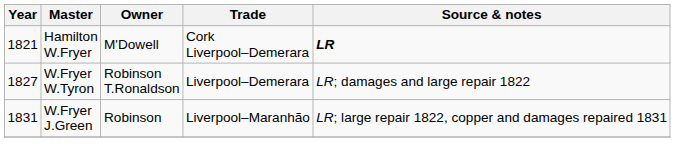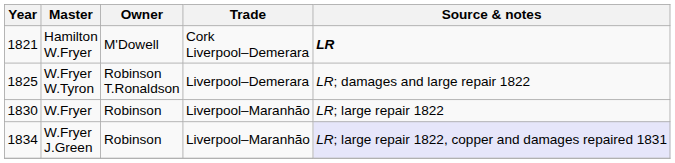(23, 81) 1827 -> (23, 81) 1825
+ row: (68, 110)
(23, 118) 1831 -> (23, 139) 1834
(492, 118) no background -> (492, 139) lavender background
